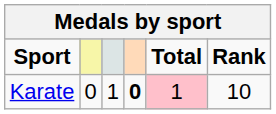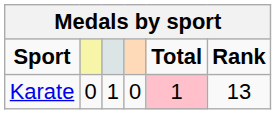(135, 91) bold -> (135, 91) normal
(239, 91) 10 -> (239, 91) 13
